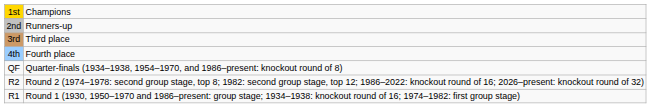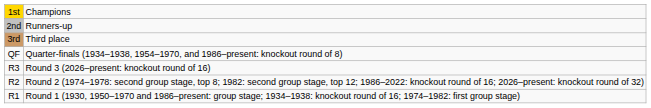- row: (14, 54)
+ row: (14, 68)
